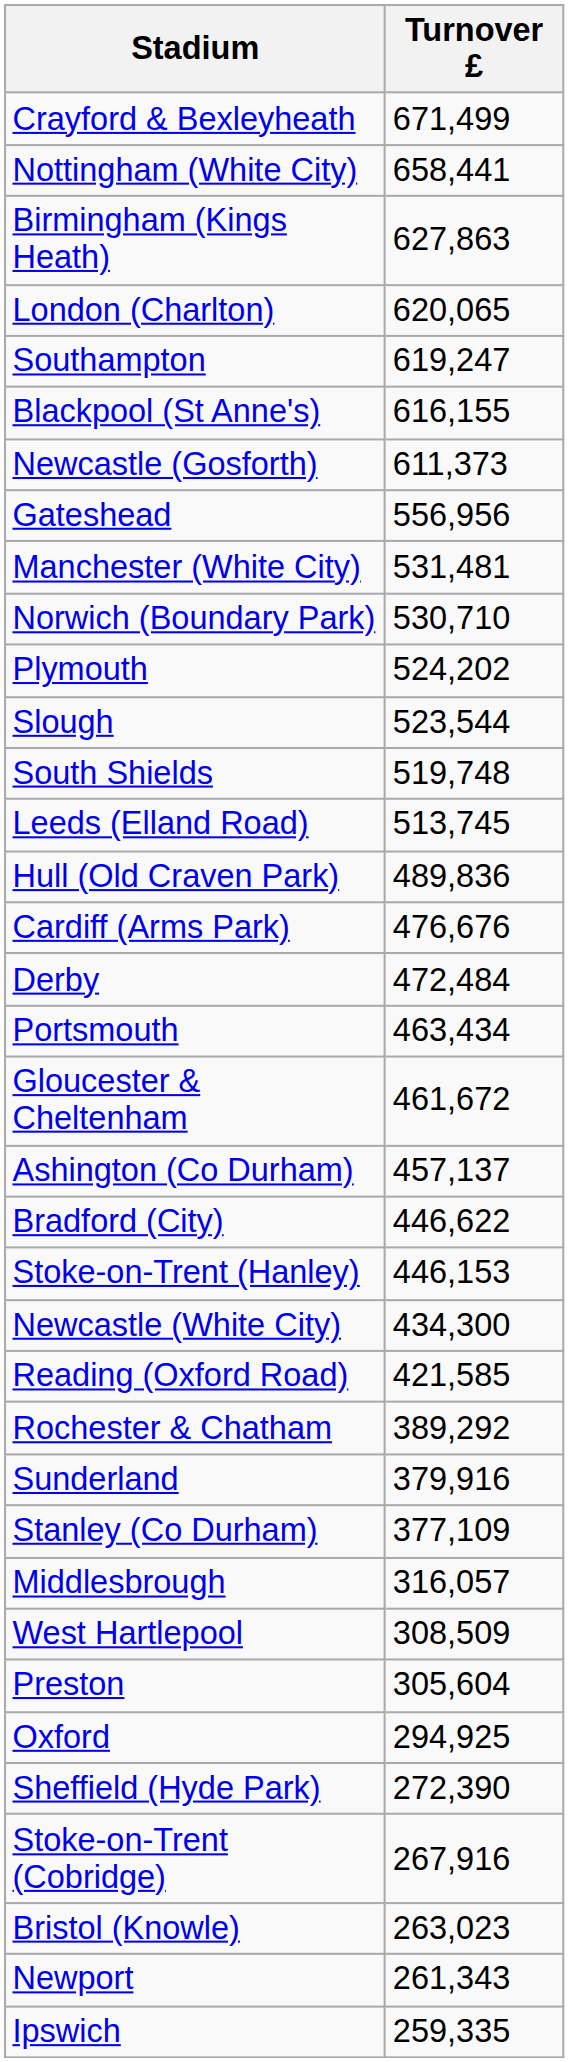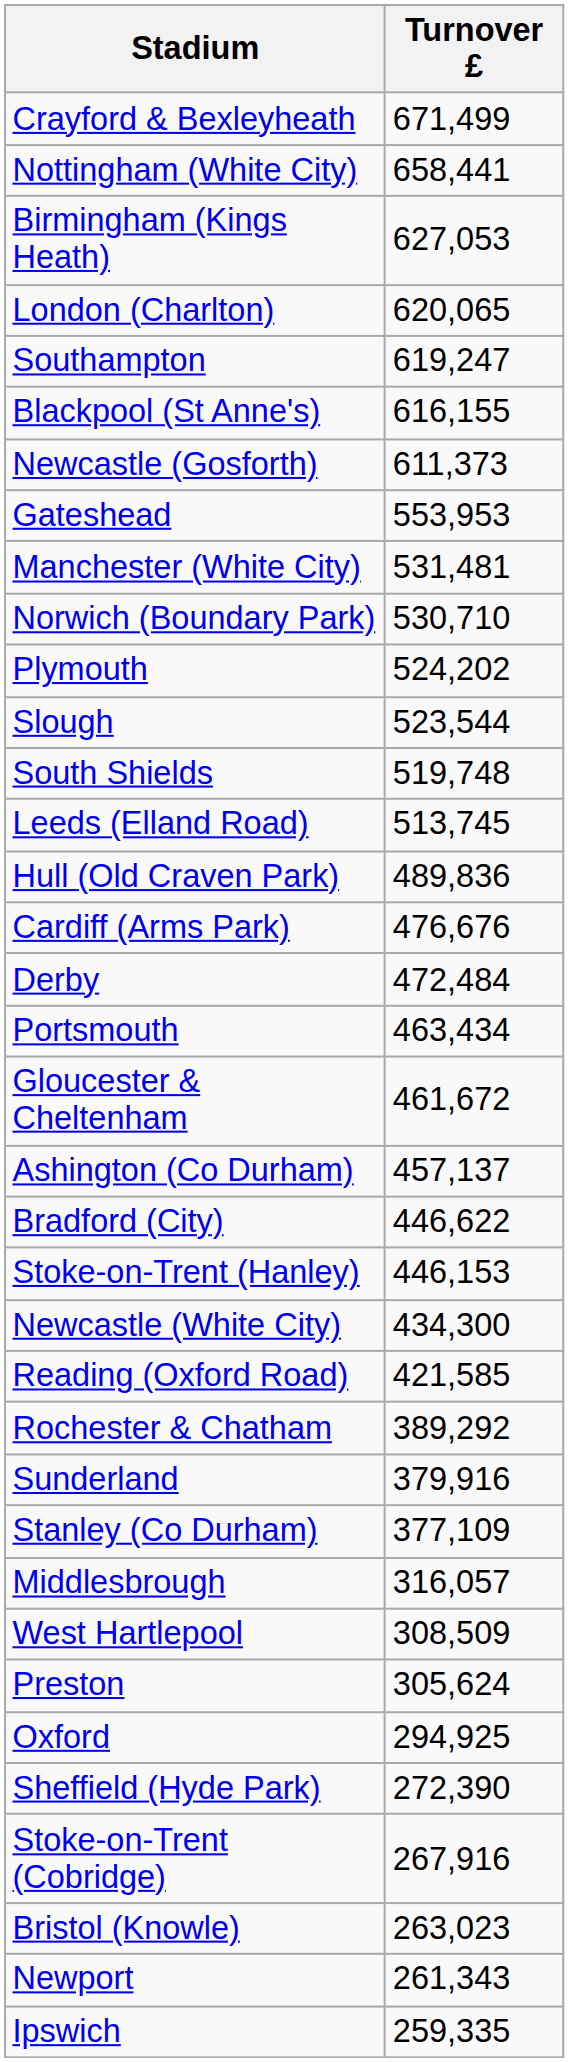(452, 239) 627,863 -> (452, 239) 627,053
(452, 515) 556,956 -> (452, 515) 553,953
(452, 1685) 305,604 -> (452, 1685) 305,624
